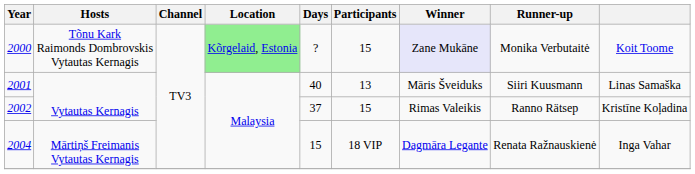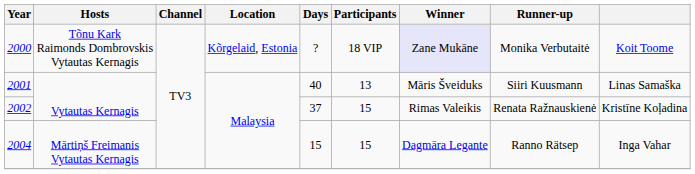(252, 48) lightgreen background -> (252, 48) no background
(365, 48) 15 -> (365, 48) 18 VIP
(545, 108) Ranno Rätsep -> (545, 108) Renata Ražnauskienė
(365, 145) 18 VIP -> (365, 145) 15
(545, 145) Renata Ražnauskienė -> (545, 145) Ranno Rätsep
